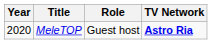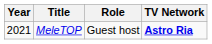(19, 30) 2020 -> (19, 30) 2021
